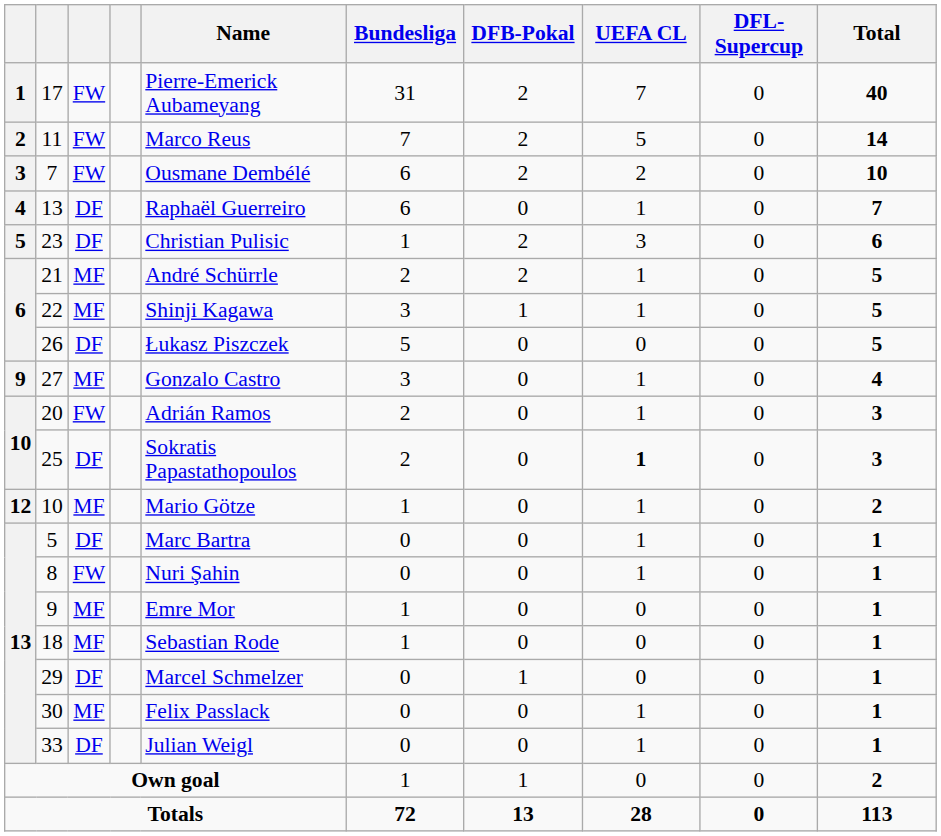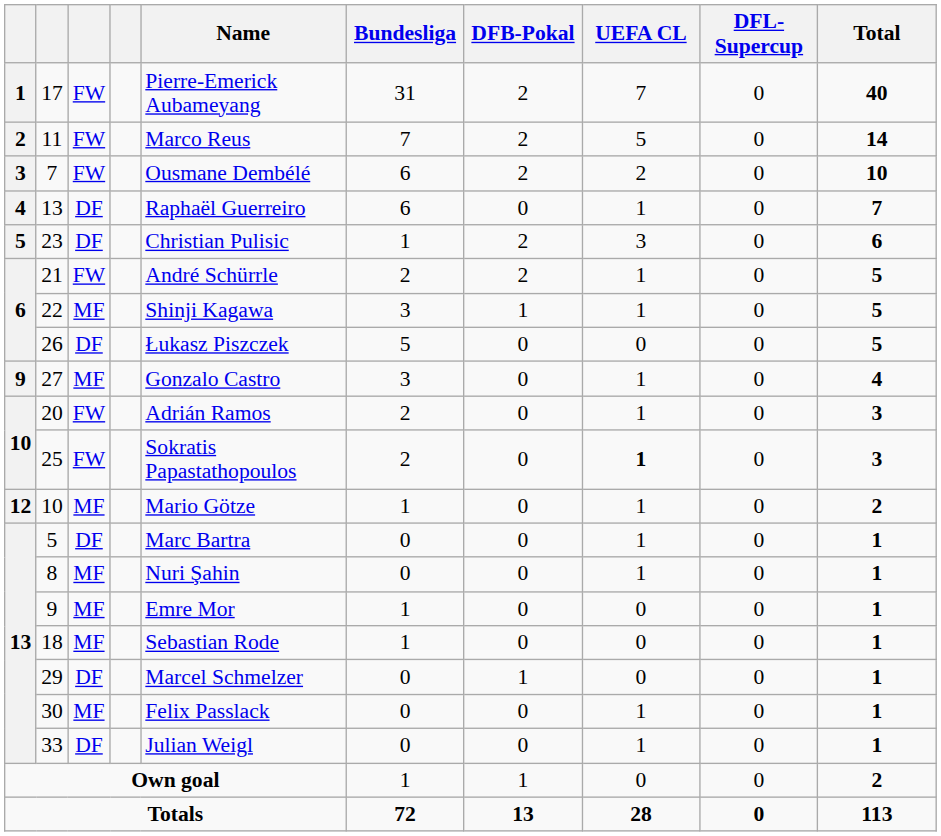(89, 275) MF -> (89, 275) FW
(89, 459) DF -> (89, 459) FW
(89, 574) FW -> (89, 574) MF
